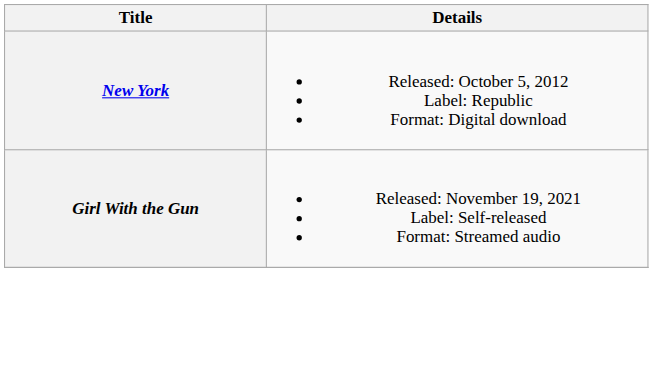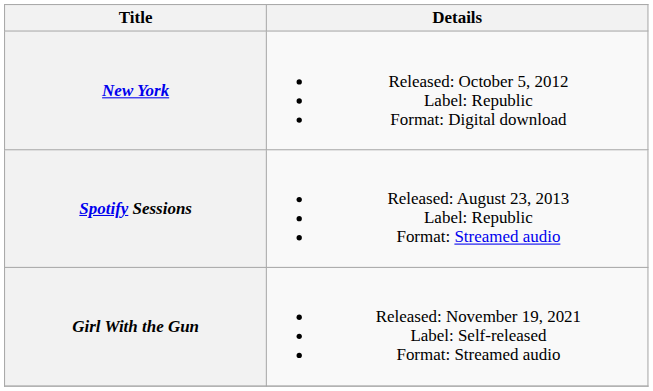+ row: (136, 208)
